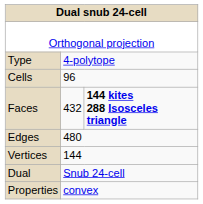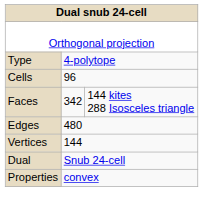(72, 108) 432 -> (73, 101) 342
(122, 108) bold -> (141, 101) normal
